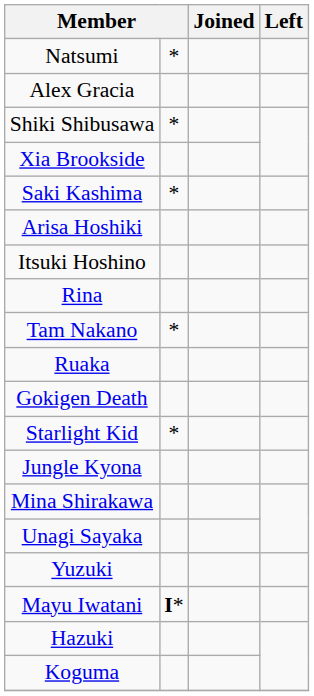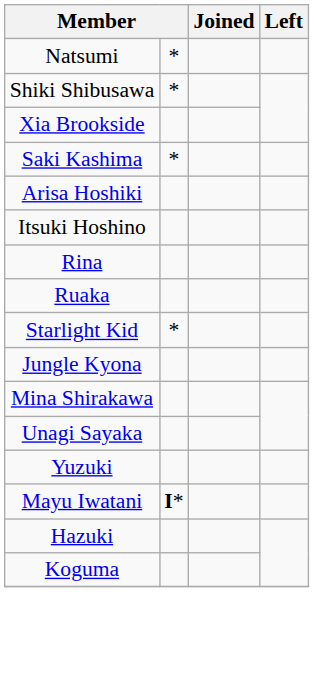- row: (82, 90)
- row: (82, 329)
- row: (82, 398)
